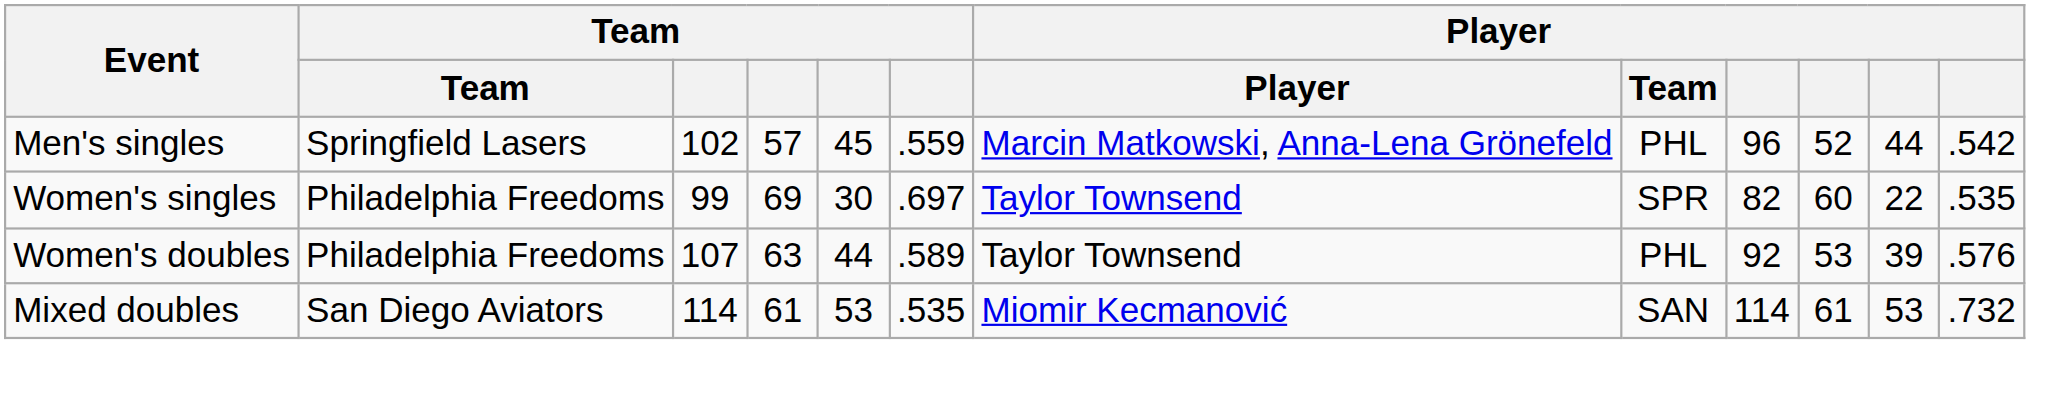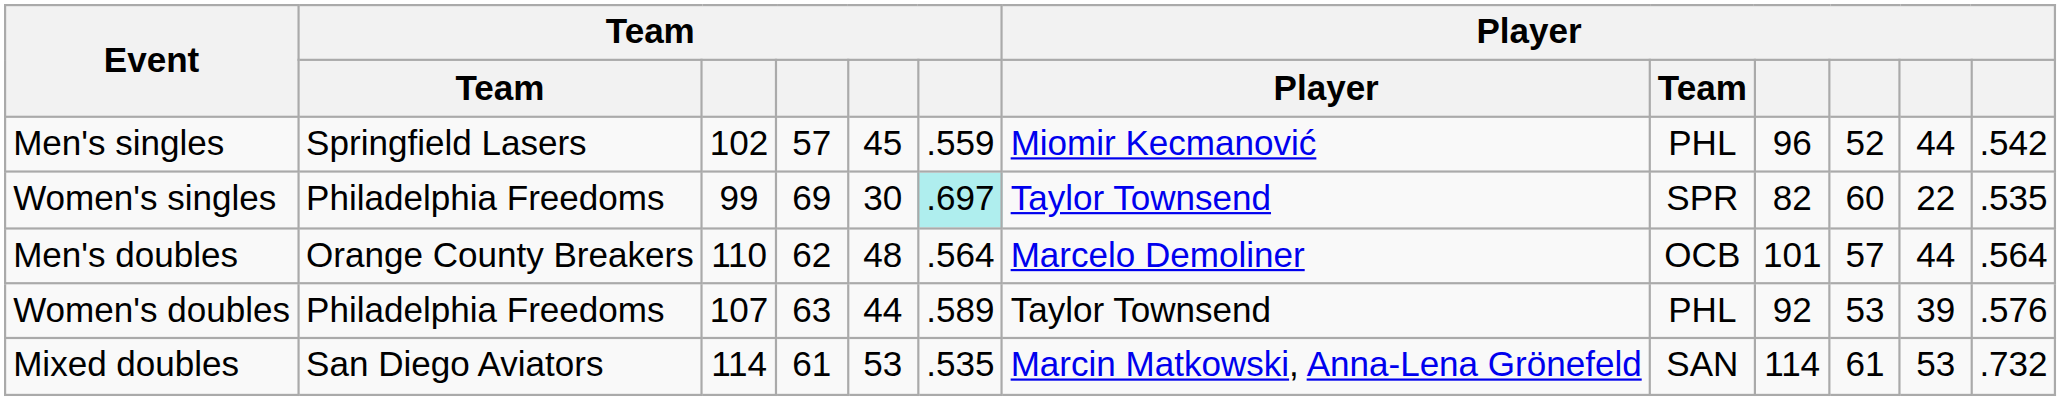(1297, 143) Marcin Matkowski, Anna-Lena Grönefeld -> (1164, 143) Miomir Kecmanović
(931, 198) no background -> (960, 198) paleturquoise background
+ row: (126, 254)
(1134, 310) Miomir Kecmanović -> (1326, 365) Marcin Matkowski, Anna-Lena Grönefeld
